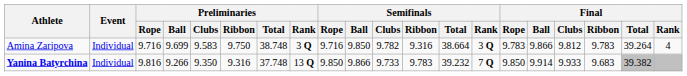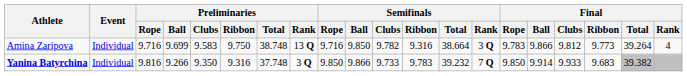(304, 46) 3 Q -> (304, 46) 13 Q
(603, 46) 9.783 -> (603, 46) 9.773
(304, 63) 13 Q -> (304, 63) 3 Q
